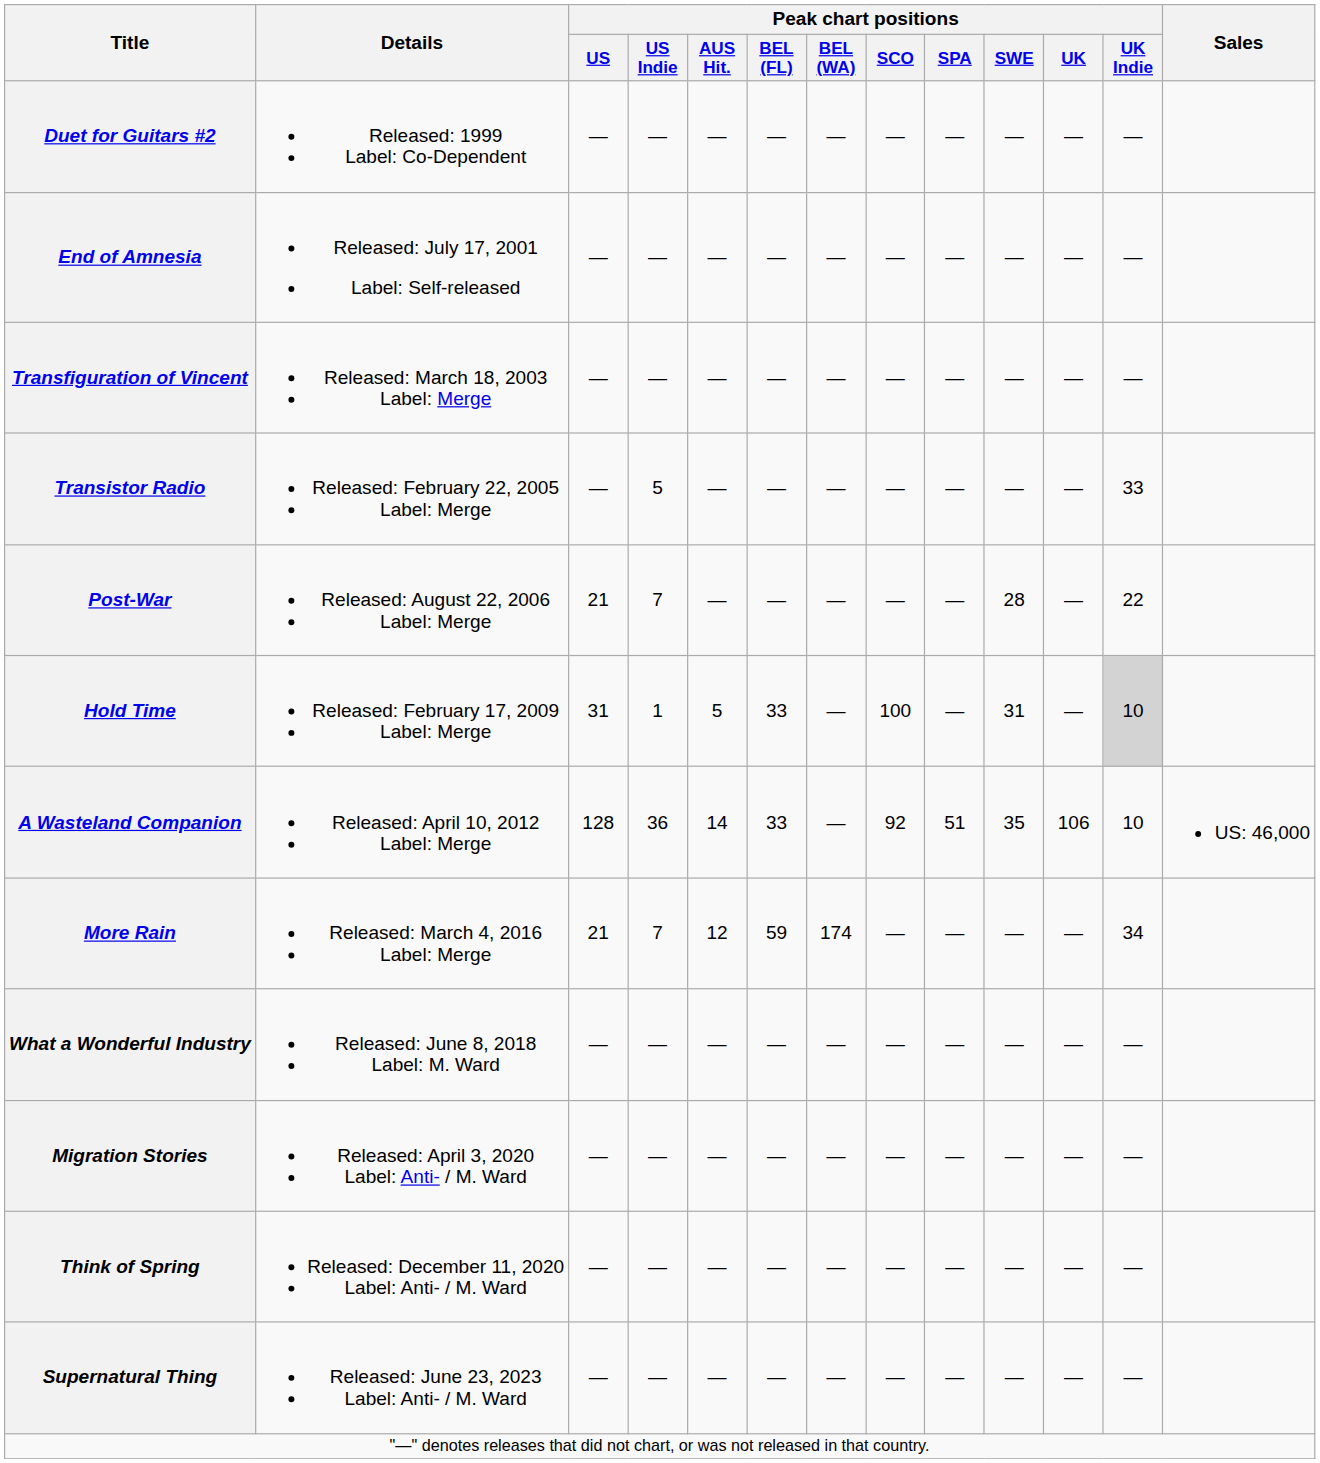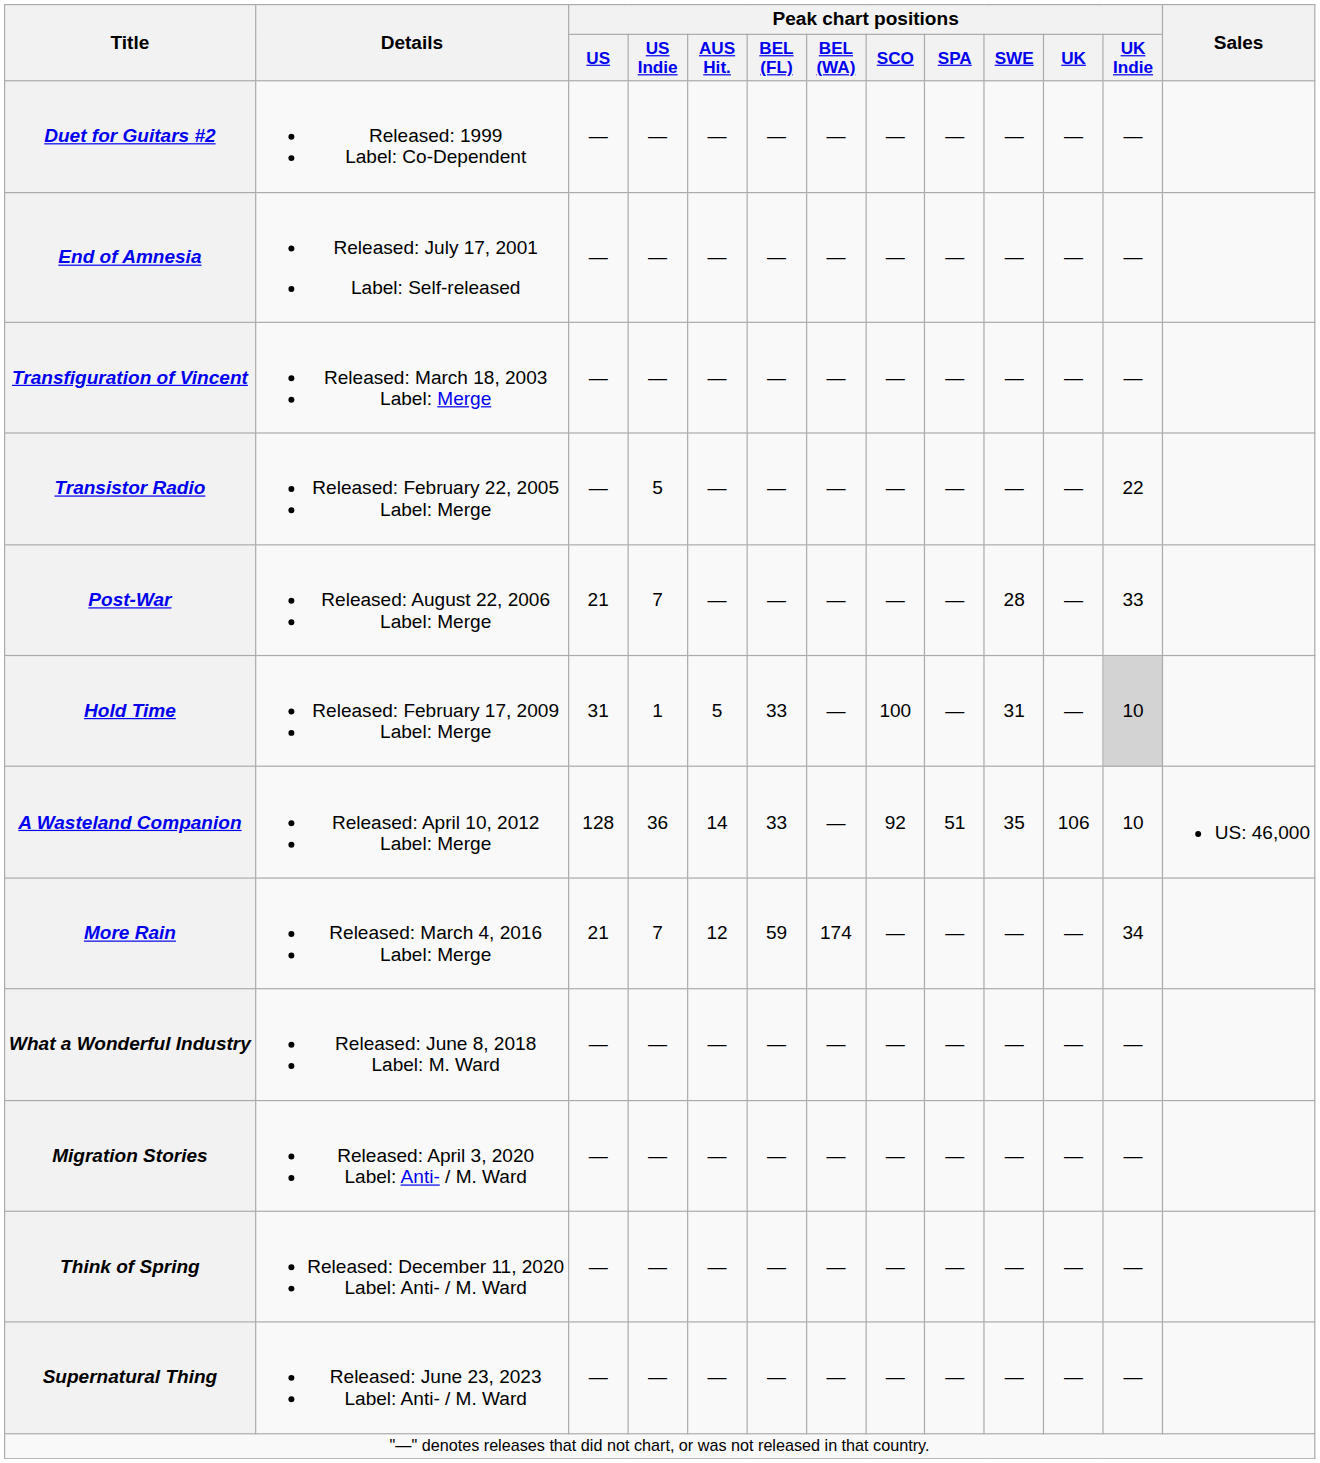(1133, 488) 33 -> (1133, 488) 22
(1133, 599) 22 -> (1133, 599) 33
